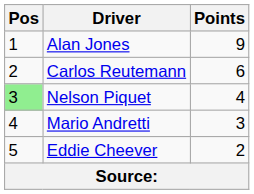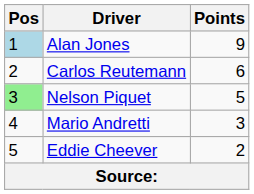(13, 44) no background -> (13, 44) lightblue background
(240, 97) 4 -> (240, 97) 5
